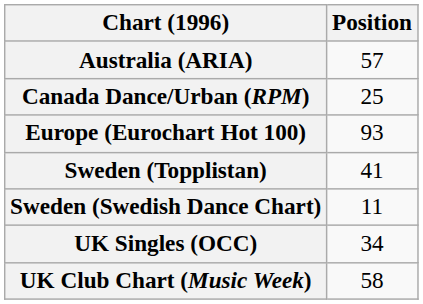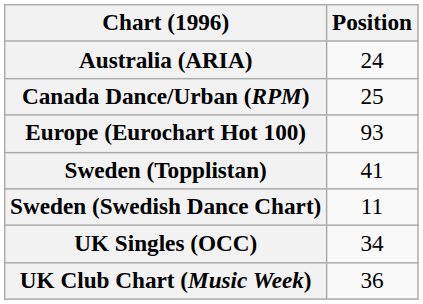(372, 59) 57 -> (372, 59) 24
(372, 280) 58 -> (372, 280) 36
